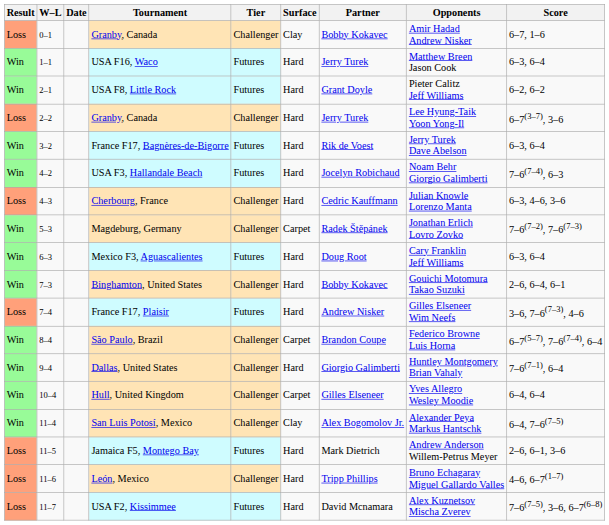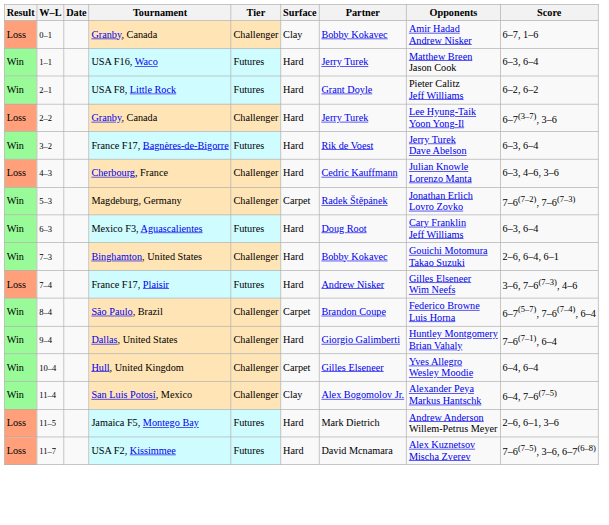- row: (46, 174)
- row: (48, 479)
